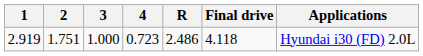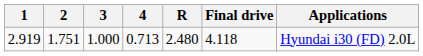(143, 39) 0.723 -> (143, 39) 0.713
(182, 39) 2.486 -> (182, 39) 2.480
